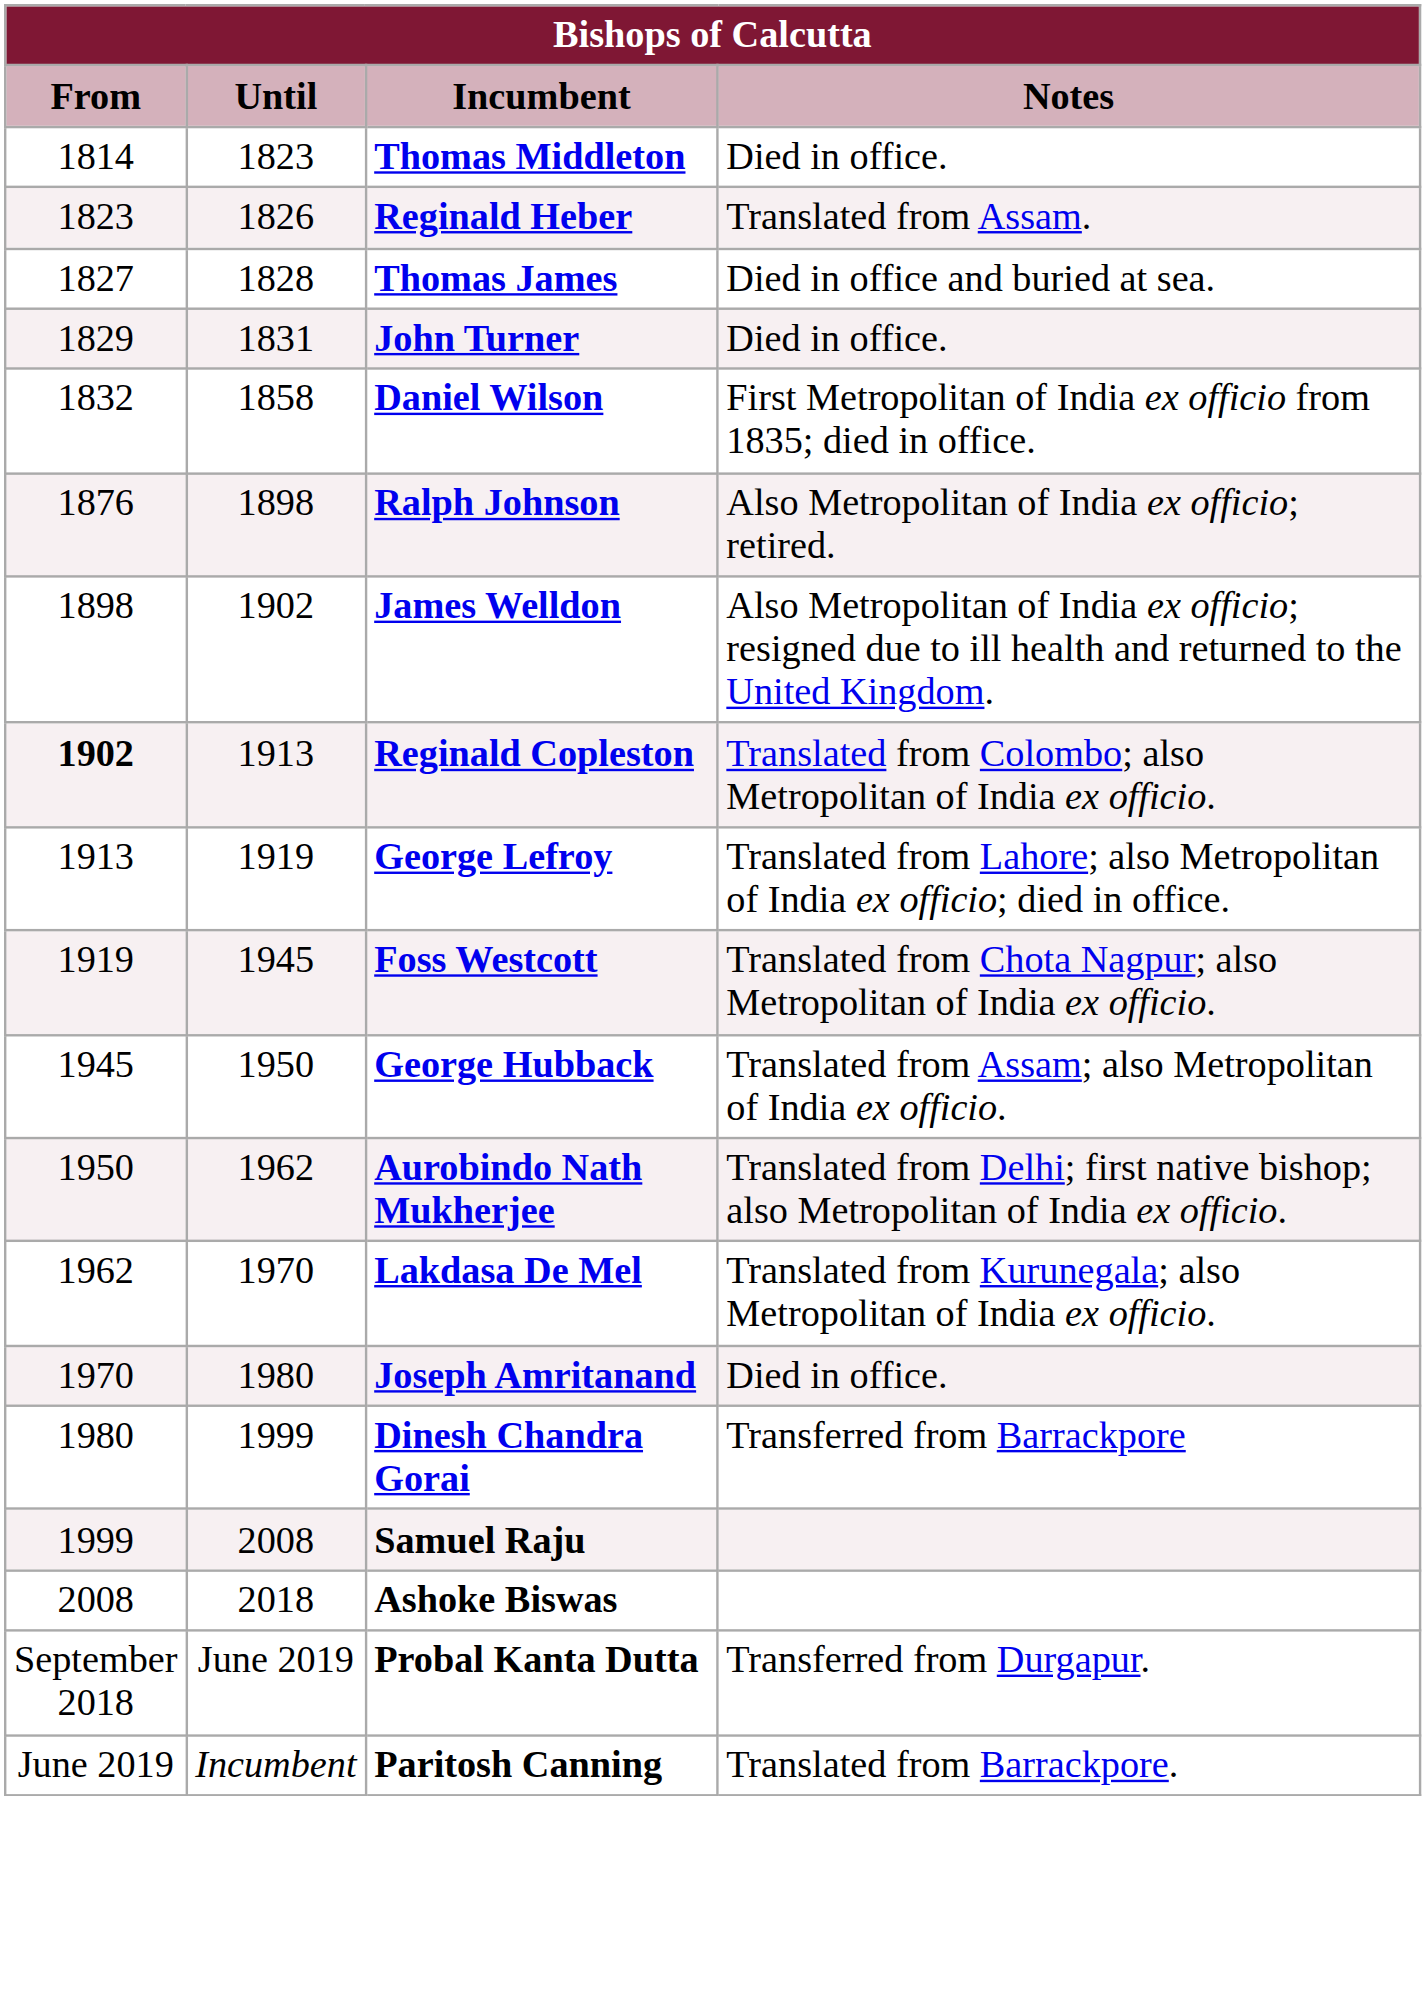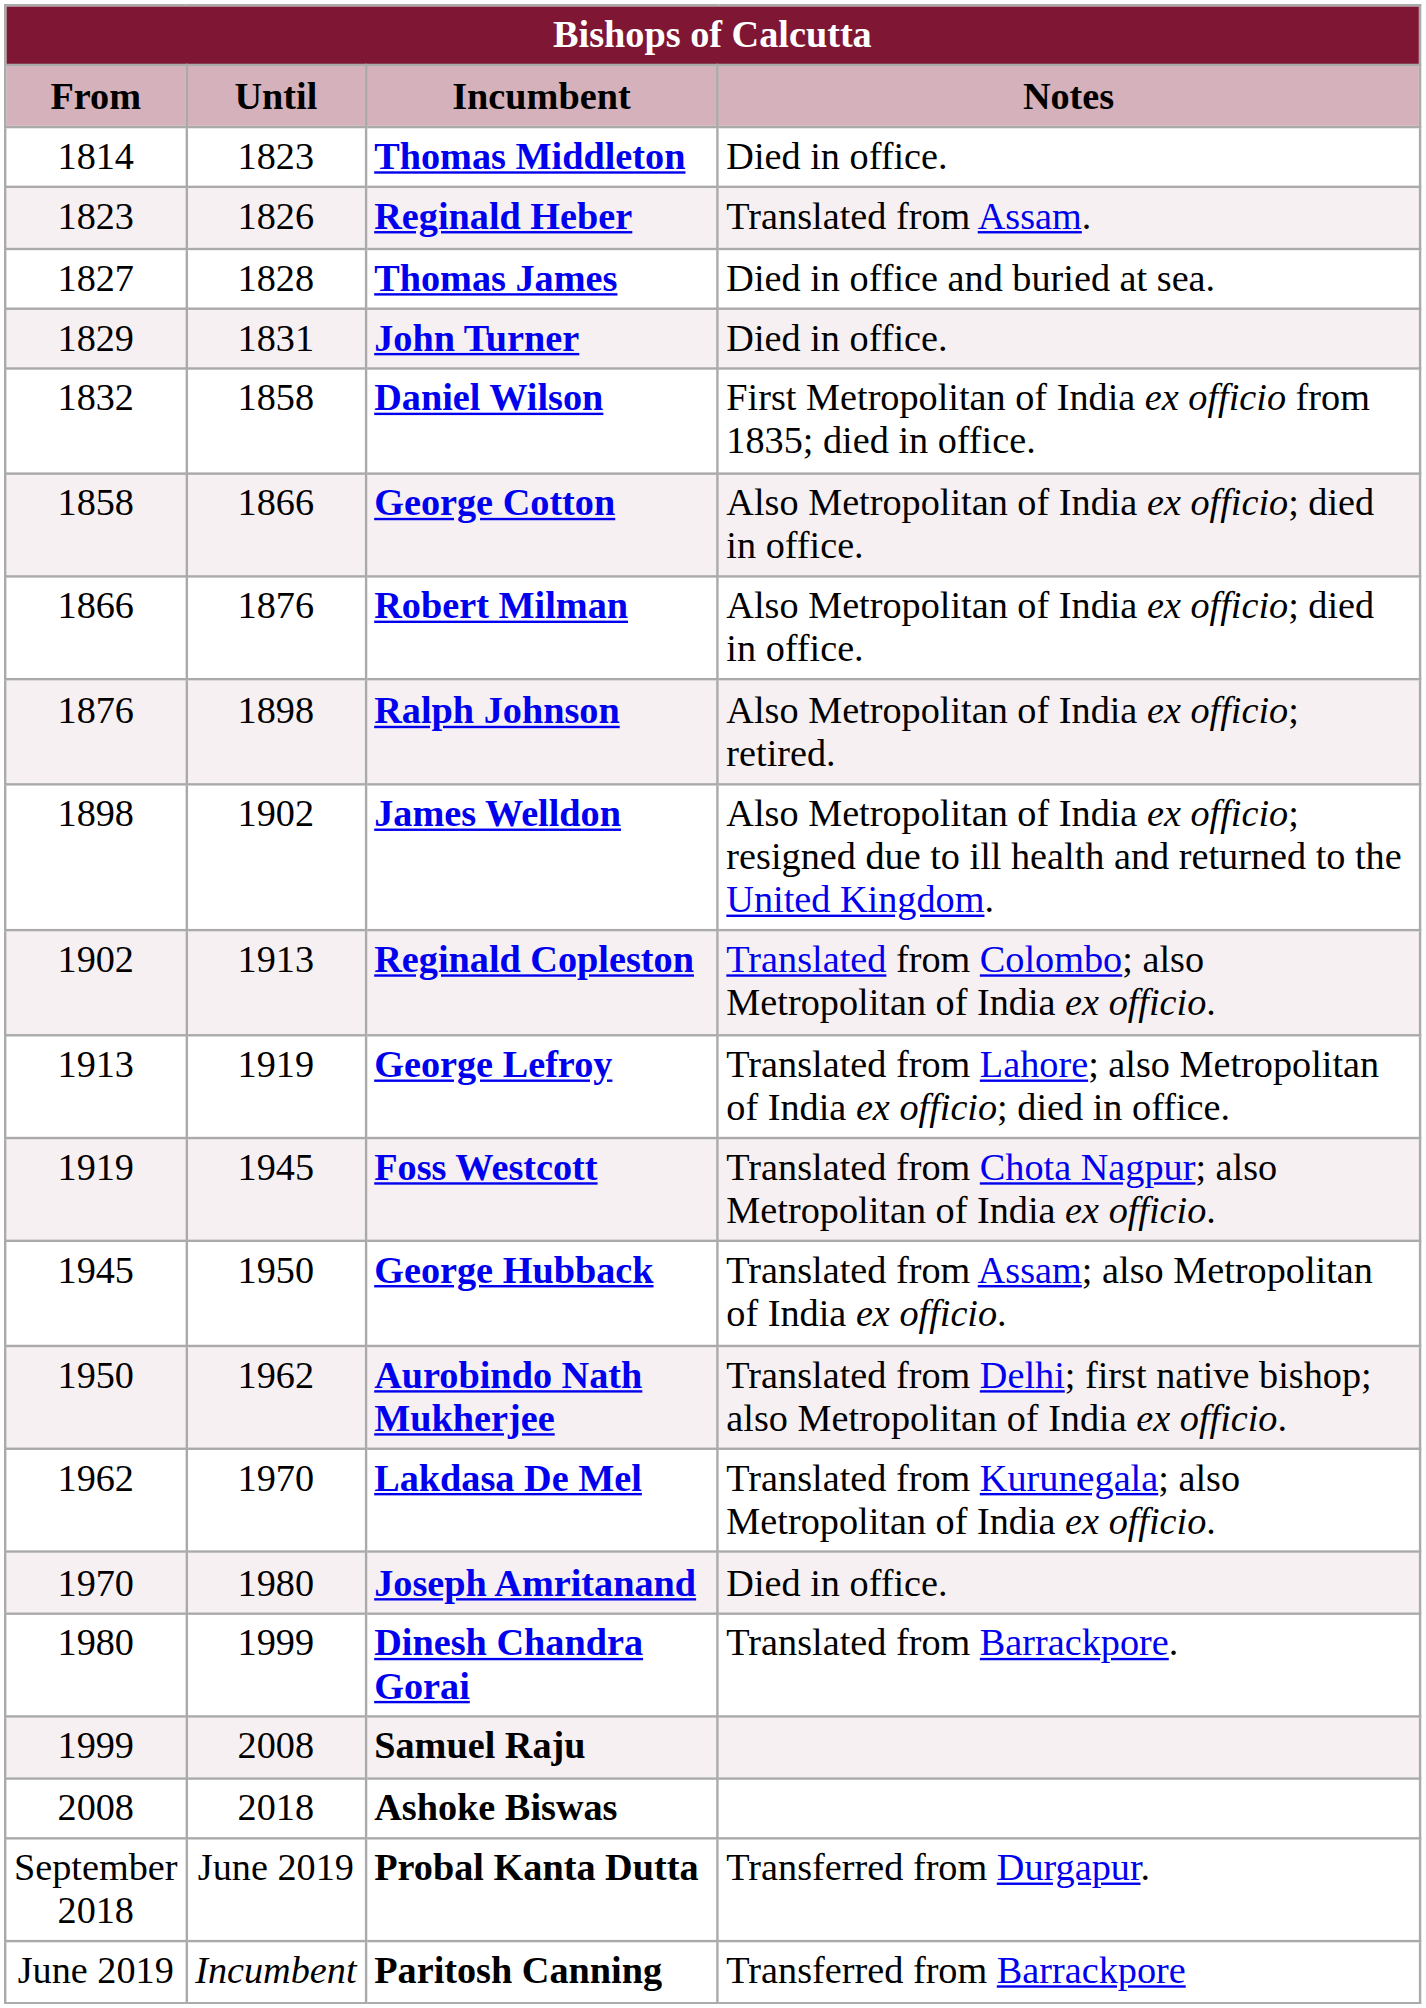+ row: (495, 502)
+ row: (501, 606)
(96, 752) bold -> (96, 960) normal
(956, 1435) Transferred from Barrackpore -> (952, 1642) Translated from Barrackpore.
(952, 1763) Translated from Barrackpore. -> (956, 1971) Transferred from Barrackpore
